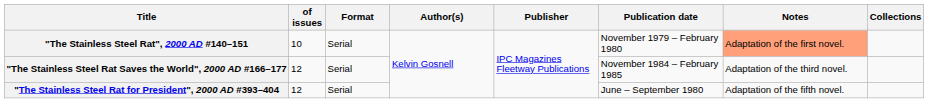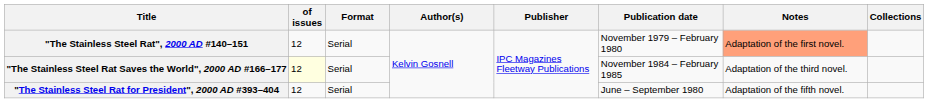(296, 43) 10 -> (296, 43) 12
(296, 69) no background -> (296, 69) lightyellow background
